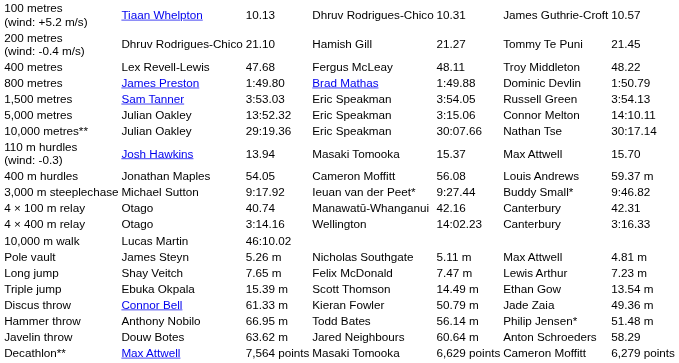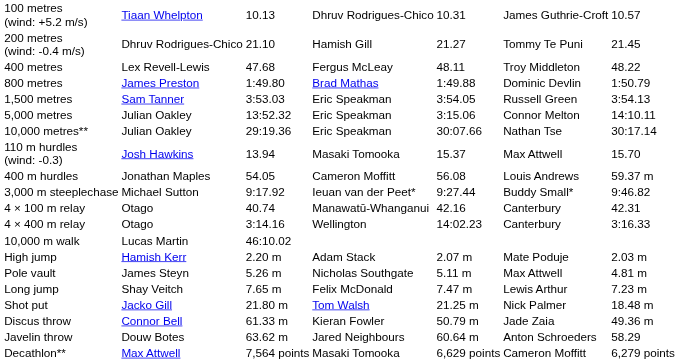+ row: (30, 257)
- row: (33, 289)
+ row: (26, 305)
- row: (42, 321)
